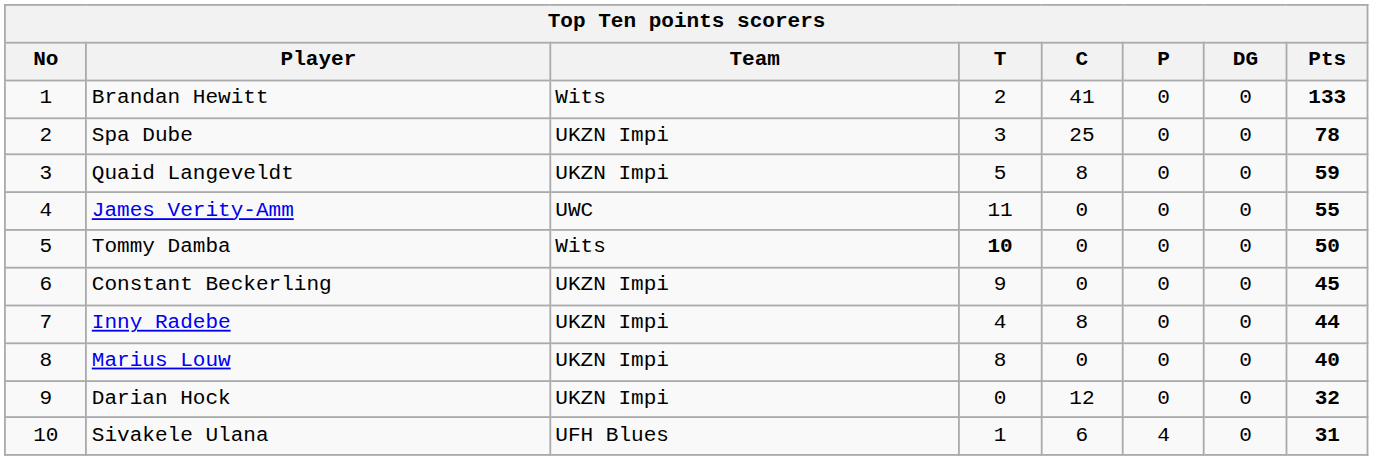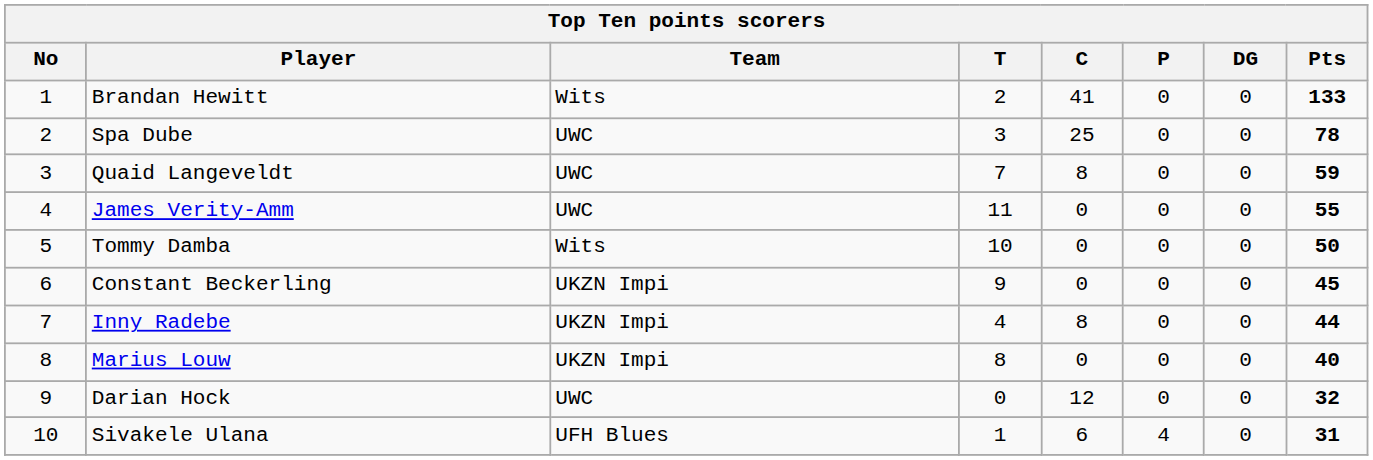(612, 135) UKZN Impi -> (574, 135) UWC
(612, 172) UKZN Impi -> (574, 172) UWC
(1000, 172) 5 -> (1000, 172) 7
(1000, 248) bold -> (1000, 248) normal
(612, 398) UKZN Impi -> (574, 398) UWC
